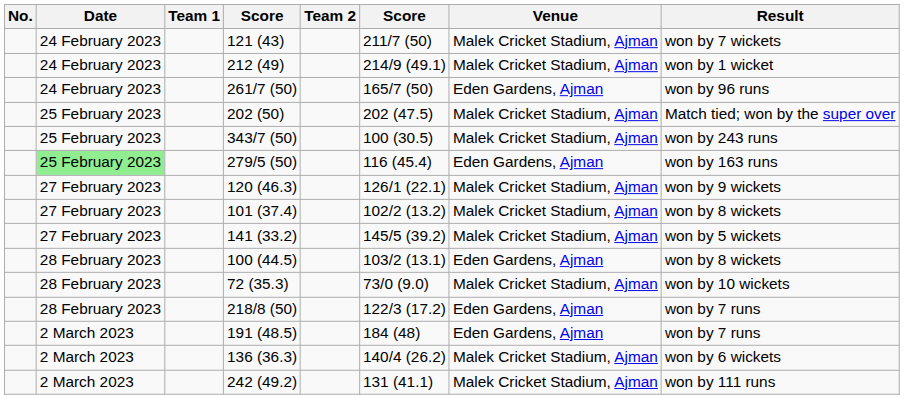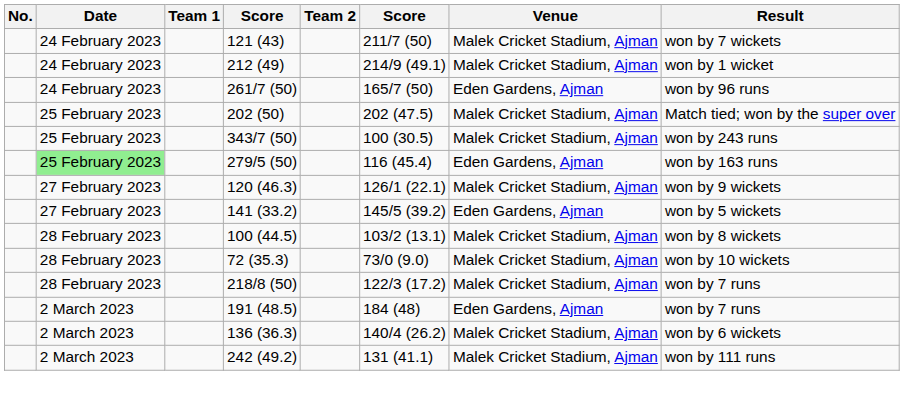- row: (262, 211)
(555, 235) Malek Cricket Stadium, Ajman -> (528, 211) Eden Gardens, Ajman
(528, 260) Eden Gardens, Ajman -> (555, 235) Malek Cricket Stadium, Ajman
(528, 308) Eden Gardens, Ajman -> (555, 284) Malek Cricket Stadium, Ajman
